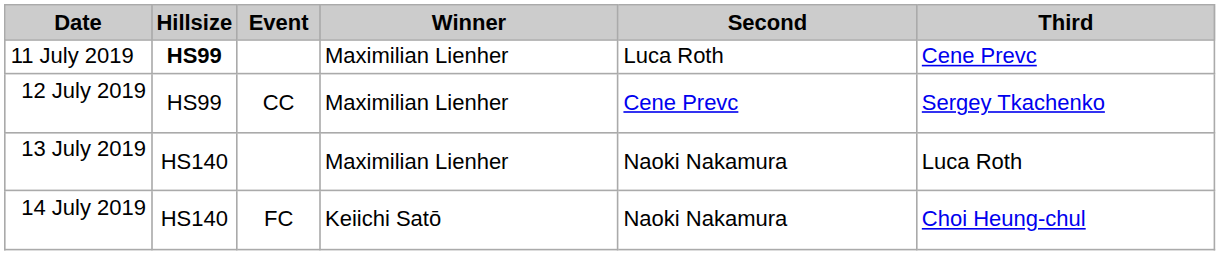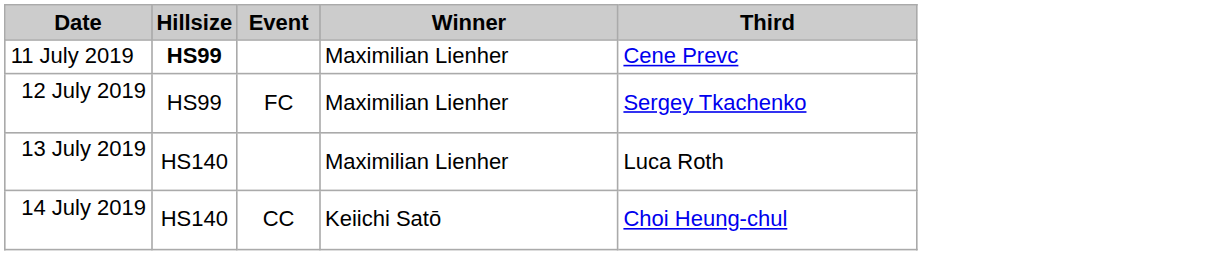- column: (767, 22)
(279, 103) CC -> (279, 103) FC
(279, 219) FC -> (279, 219) CC
